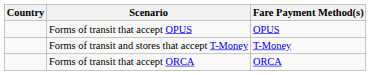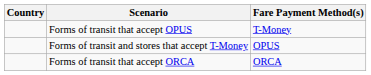(266, 29) OPUS -> (272, 29) T-Money
(272, 45) T-Money -> (266, 45) OPUS
